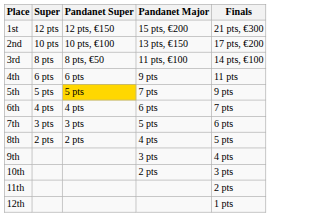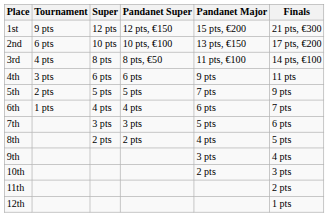+ column: (61, 12)
(74, 92) gold background -> (132, 92) no background
